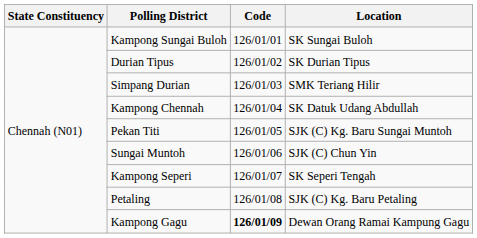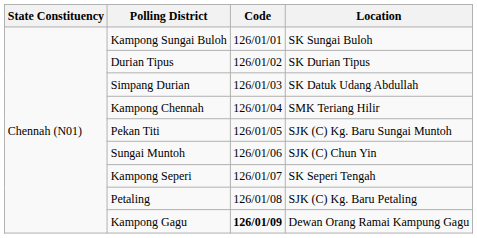(334, 85) SMK Teriang Hilir -> (353, 85) SK Datuk Udang Abdullah
(353, 108) SK Datuk Udang Abdullah -> (334, 108) SMK Teriang Hilir
